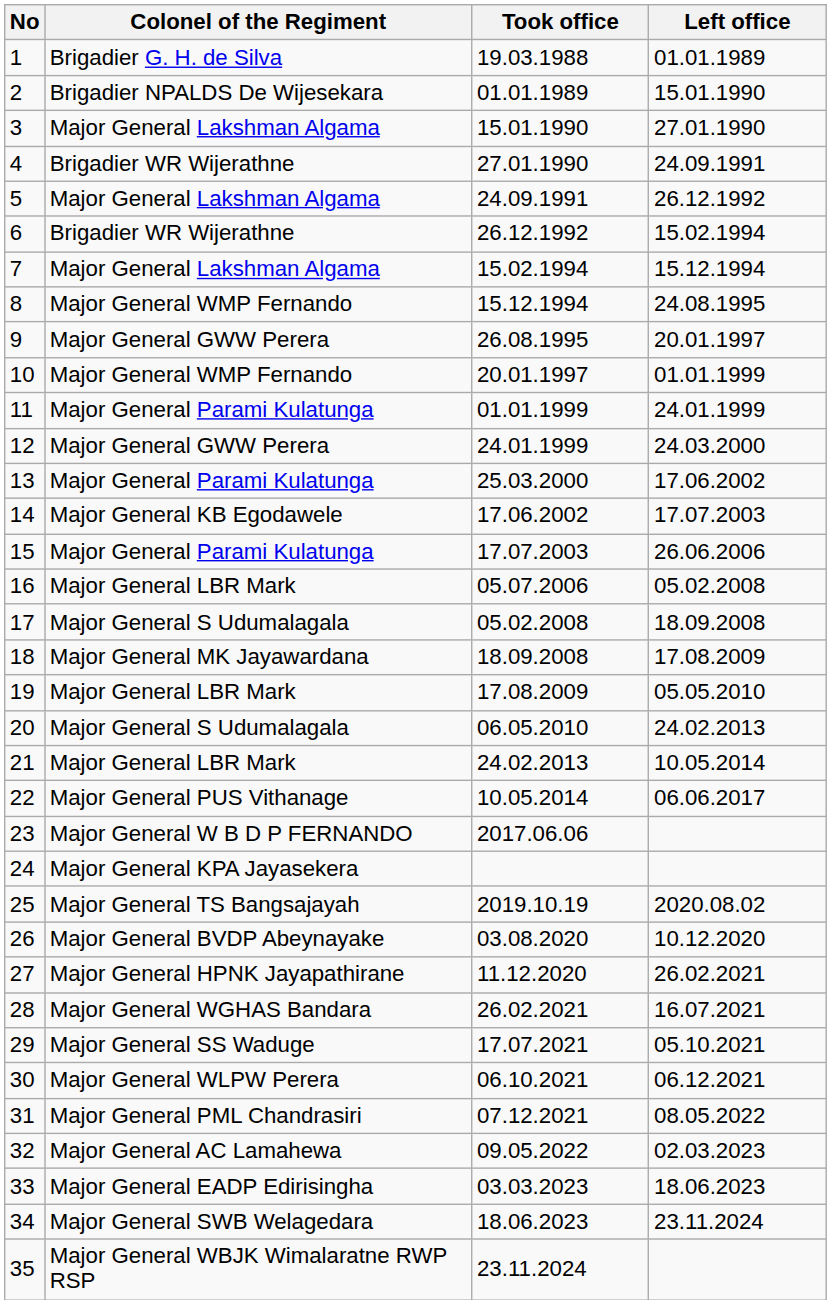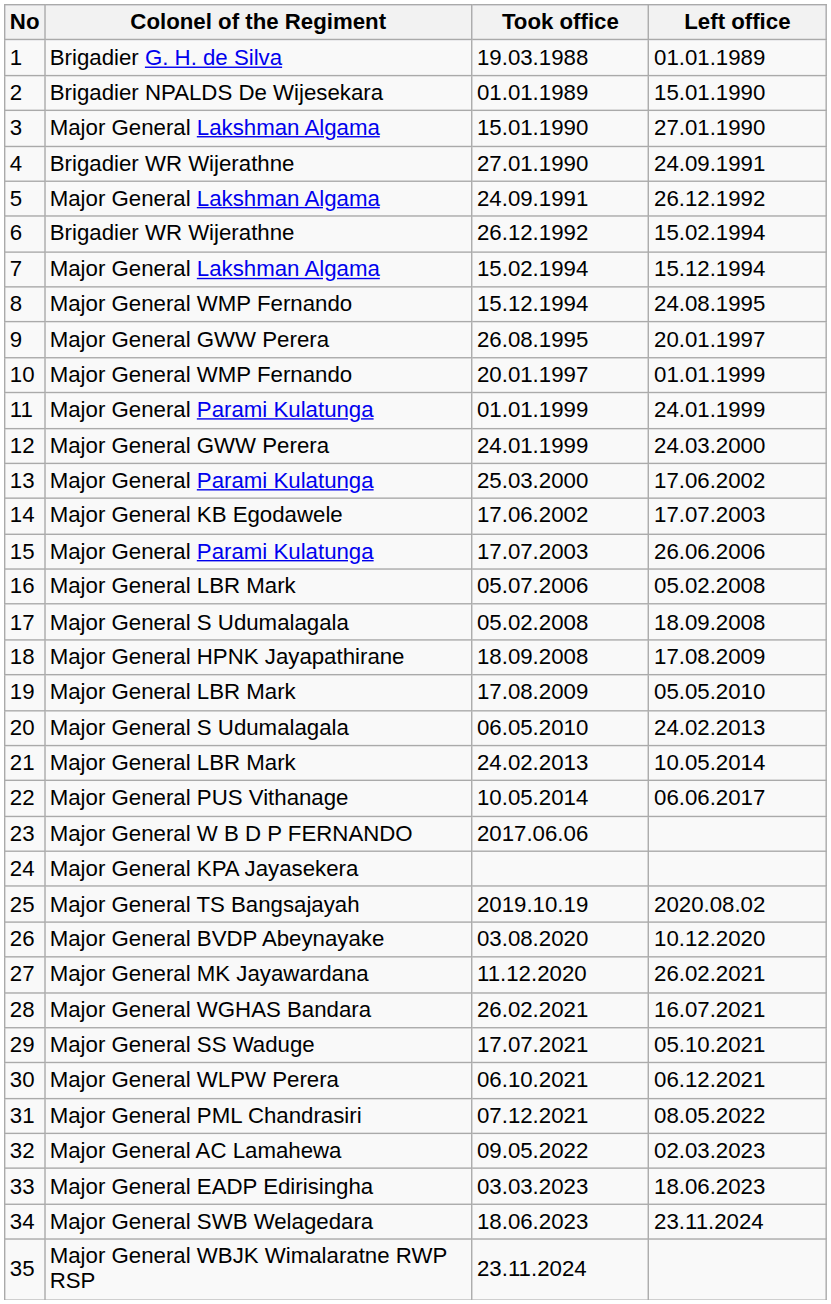(209, 657) Major General MK Jayawardana -> (227, 657) Major General HPNK Jayapathirane
(227, 974) Major General HPNK Jayapathirane -> (209, 974) Major General MK Jayawardana
